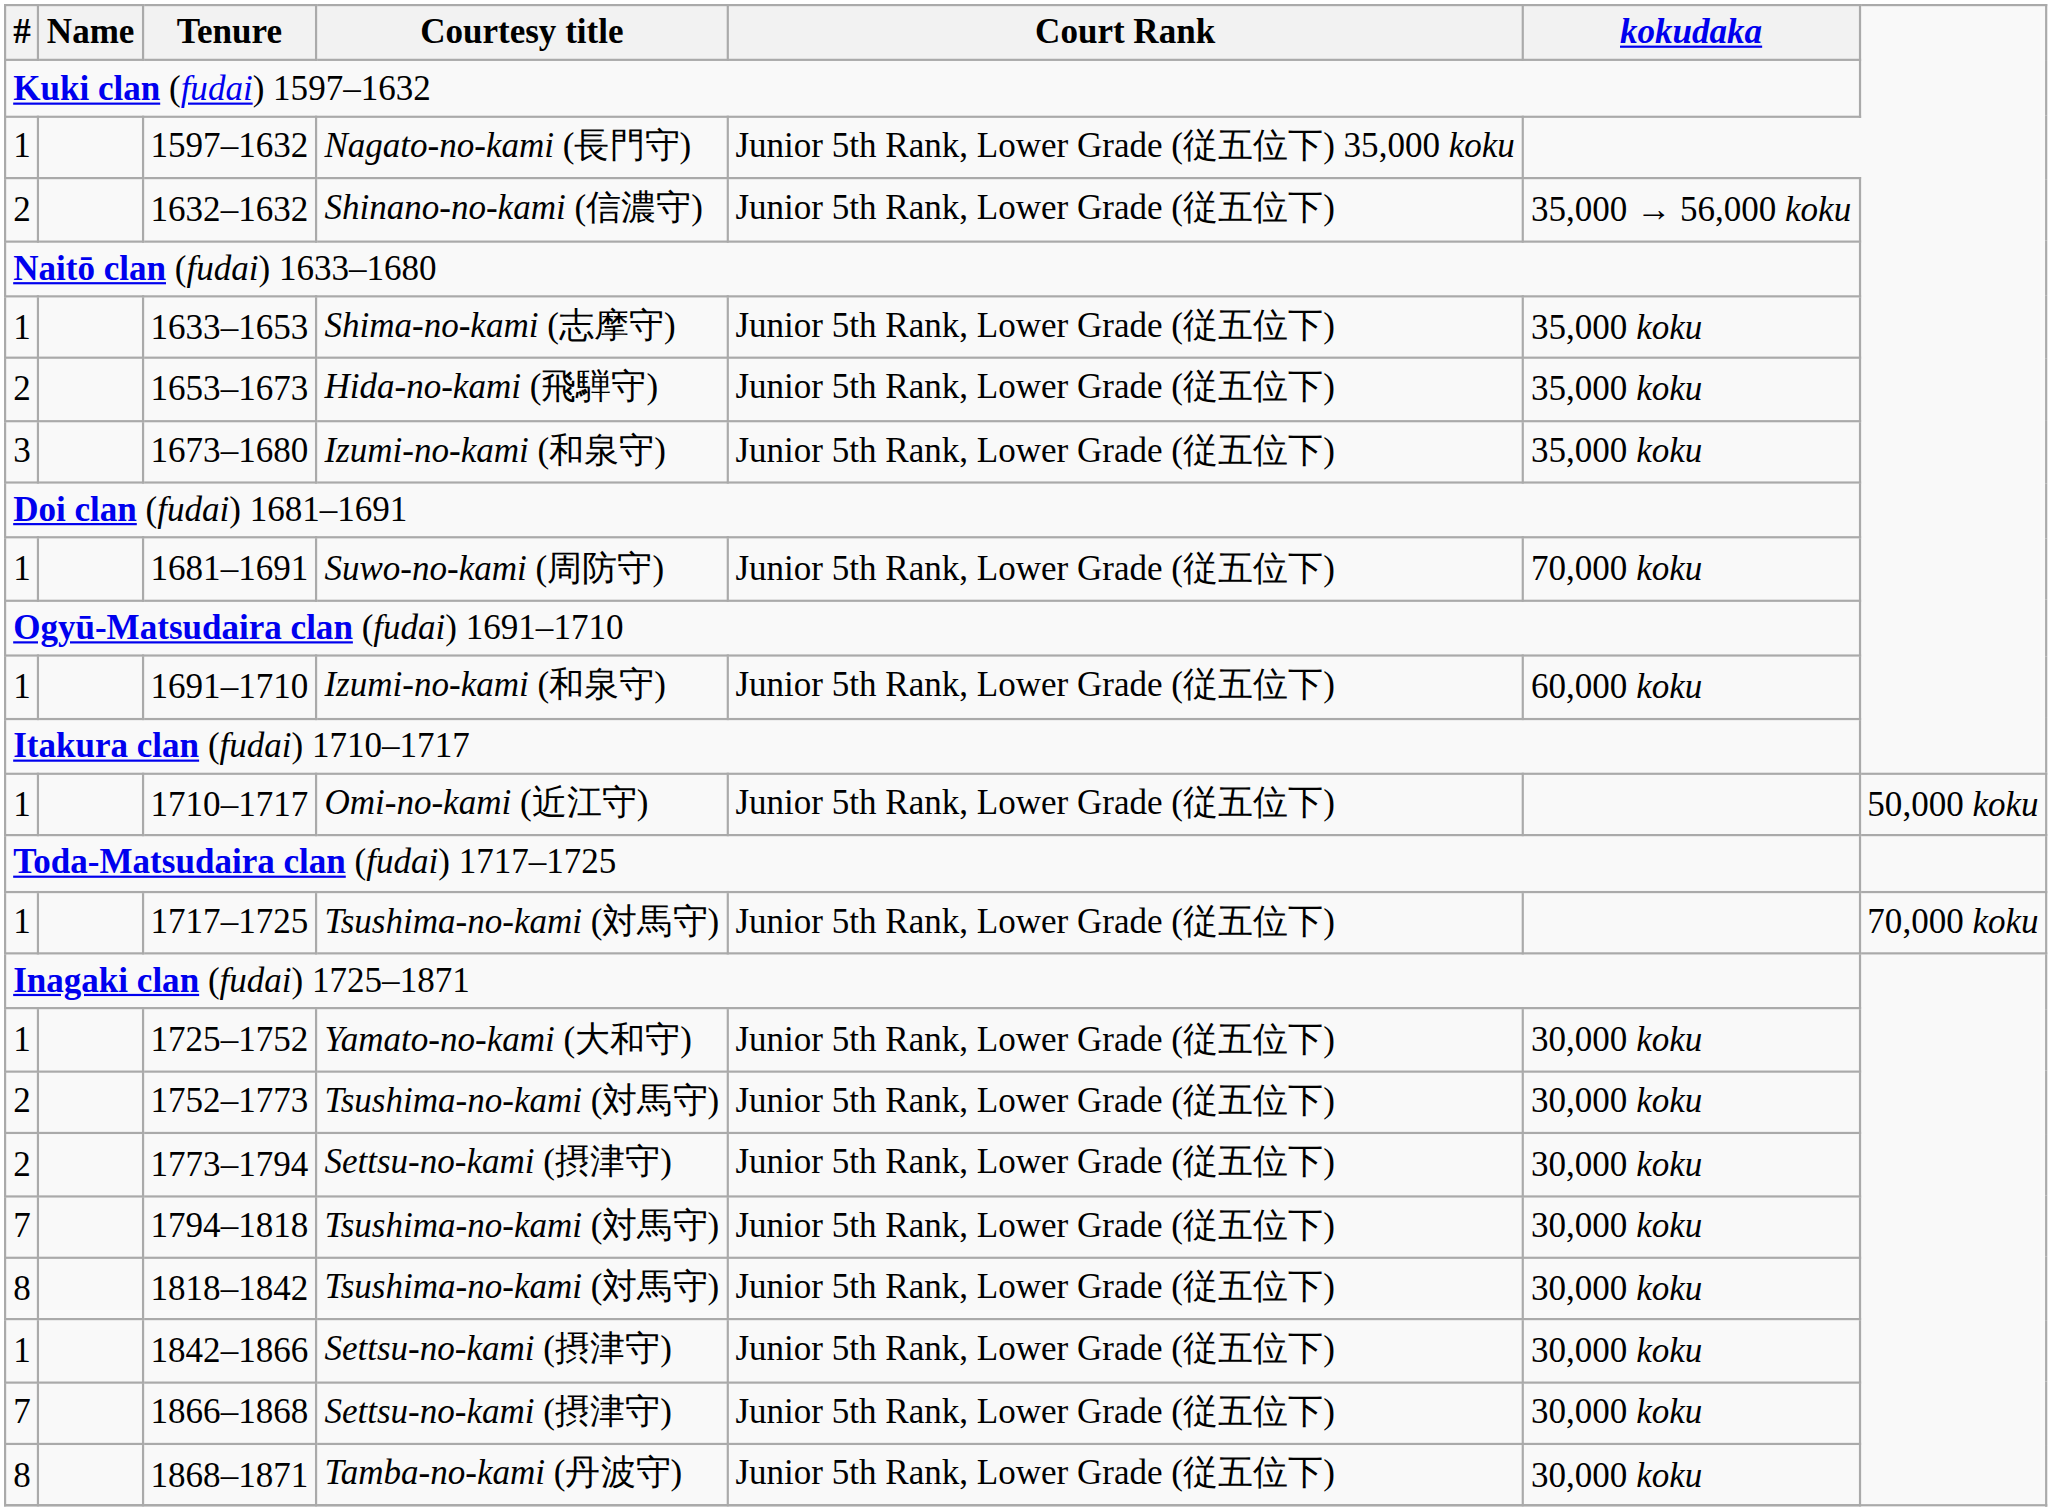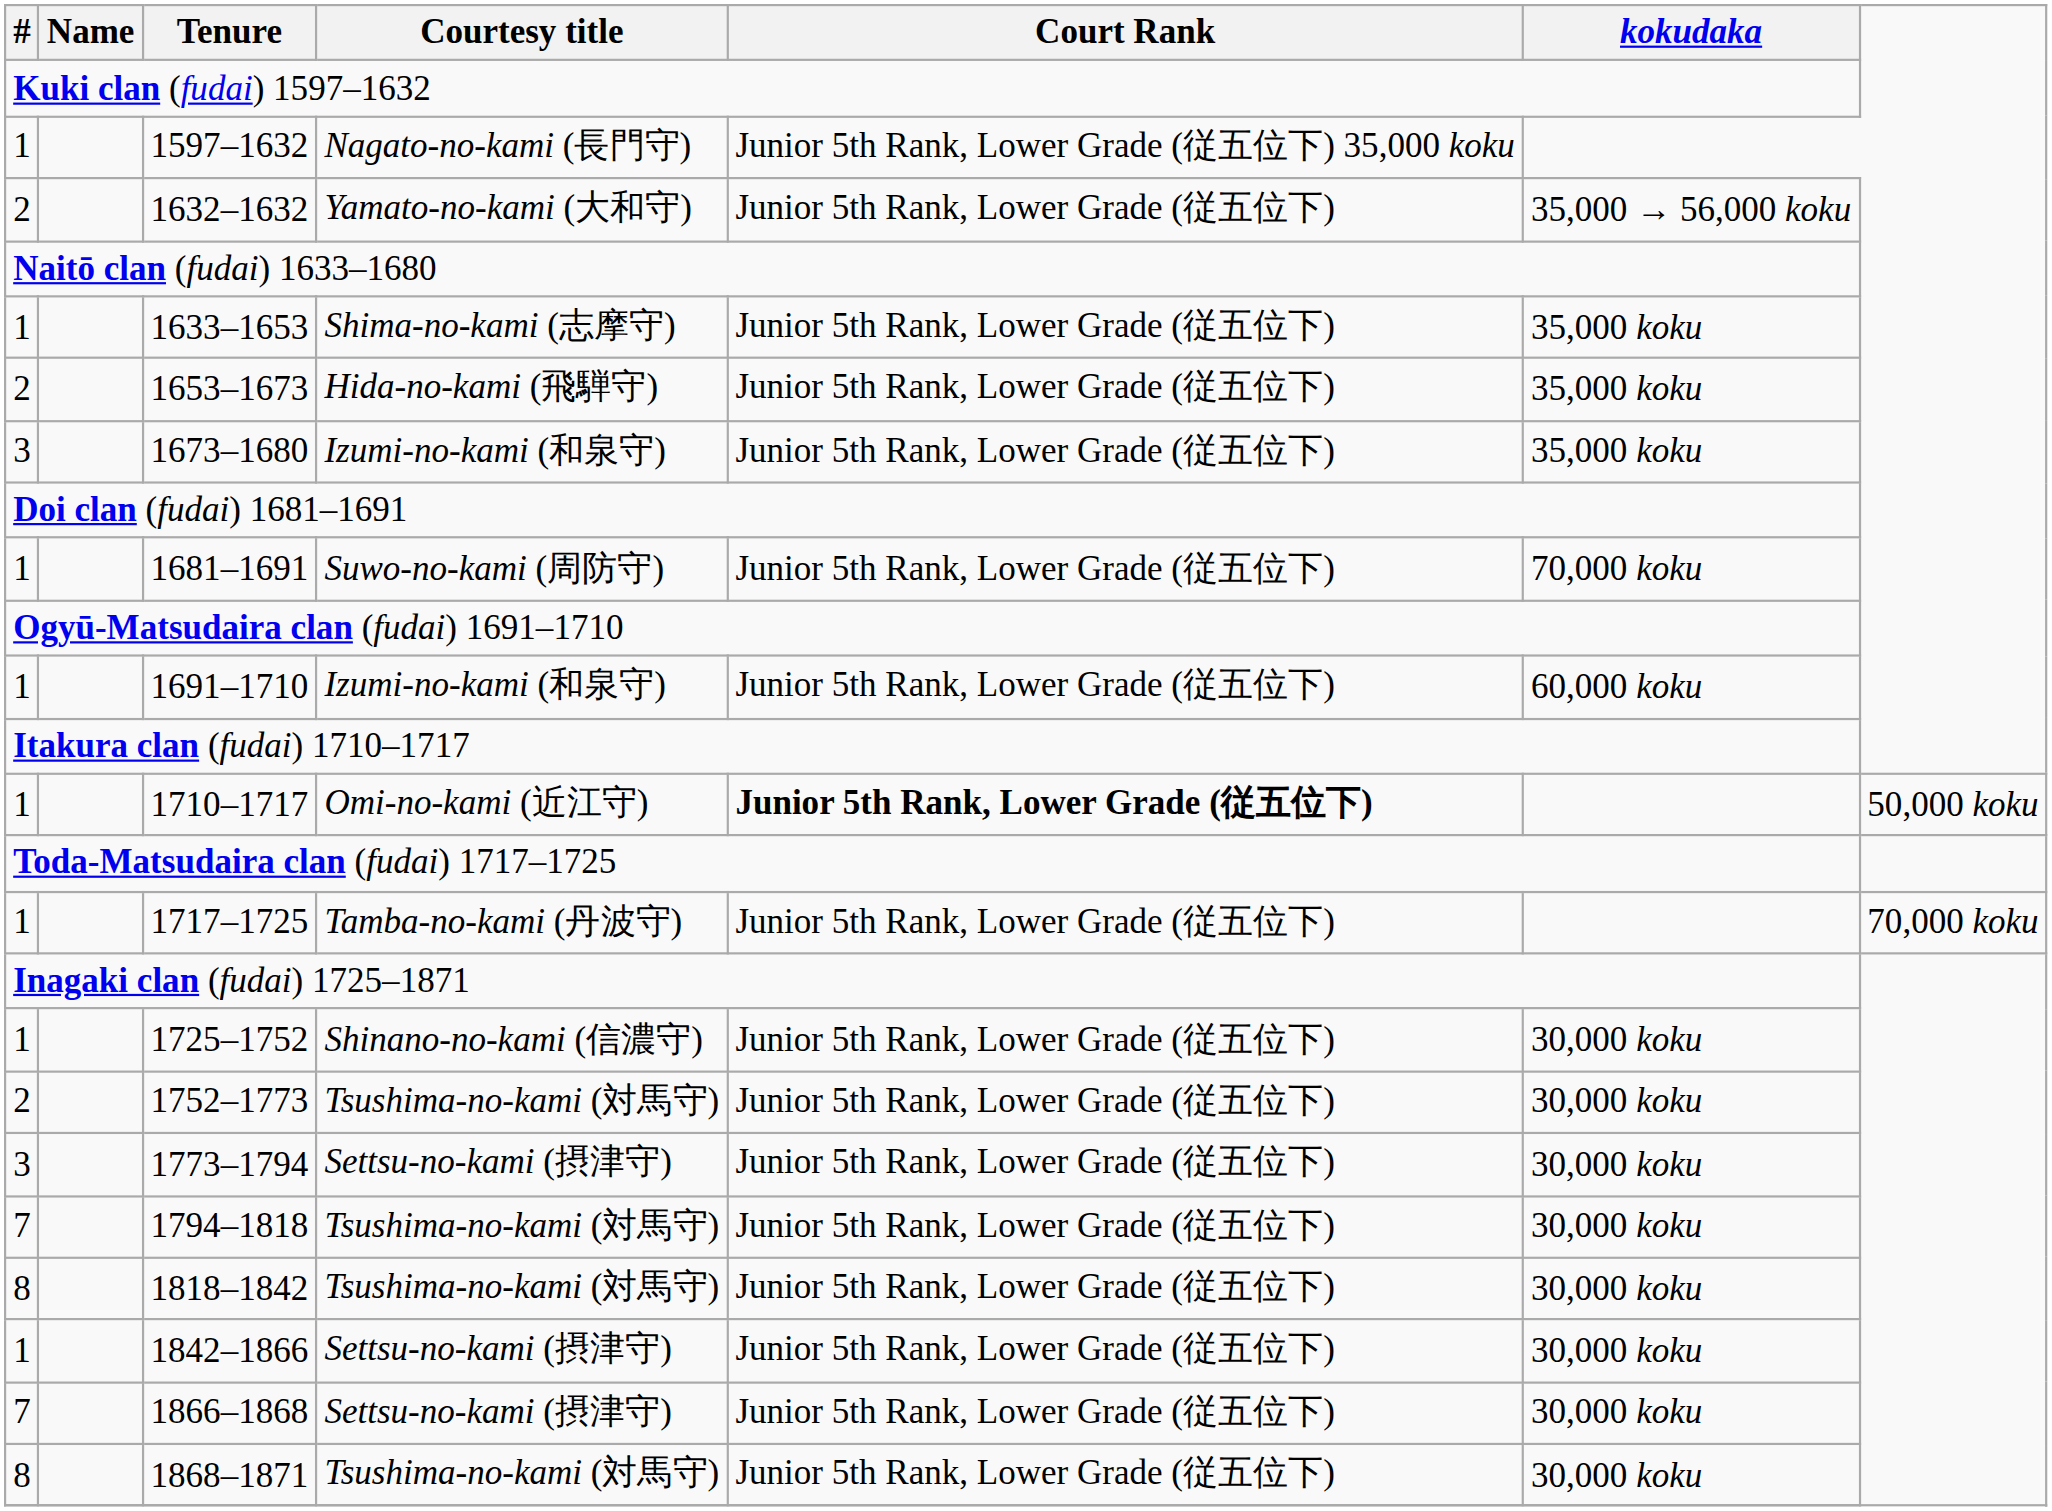(514, 207) Shinano-no-kami (信濃守) -> (508, 207) Yamato-no-kami (大和守)
(1035, 802) normal -> (1054, 802) bold
(522, 920) Tsushima-no-kami (対馬守) -> (503, 920) Tamba-no-kami (丹波守)
(508, 1038) Yamato-no-kami (大和守) -> (514, 1038) Shinano-no-kami (信濃守)
(22, 1163) 2 -> (22, 1163) 3
(503, 1473) Tamba-no-kami (丹波守) -> (522, 1473) Tsushima-no-kami (対馬守)
